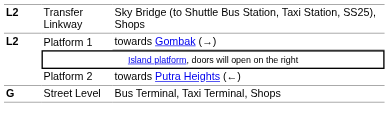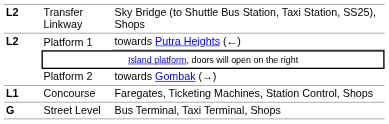(165, 41) towards Gombak (→) -> (178, 41) towards Putra Heights (←)
(178, 77) towards Putra Heights (←) -> (165, 77) towards Gombak (→)
+ row: (69, 93)
